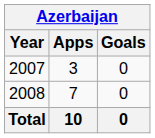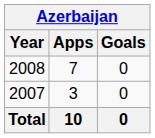rows swapped: (27, 68) <-> (27, 94)
